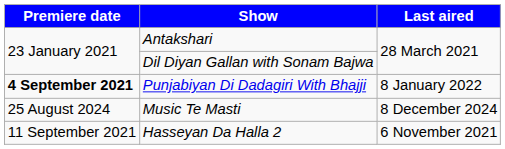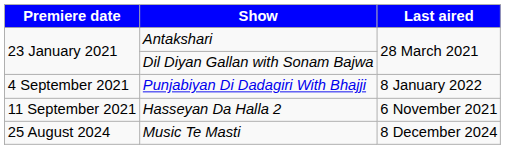(70, 86) bold -> (68, 86) normal
rows swapped: (212, 132) <-> (192, 109)
